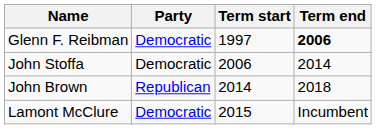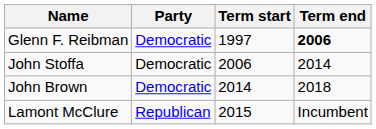(173, 87) Republican -> (173, 87) Democratic
(173, 111) Democratic -> (173, 111) Republican
